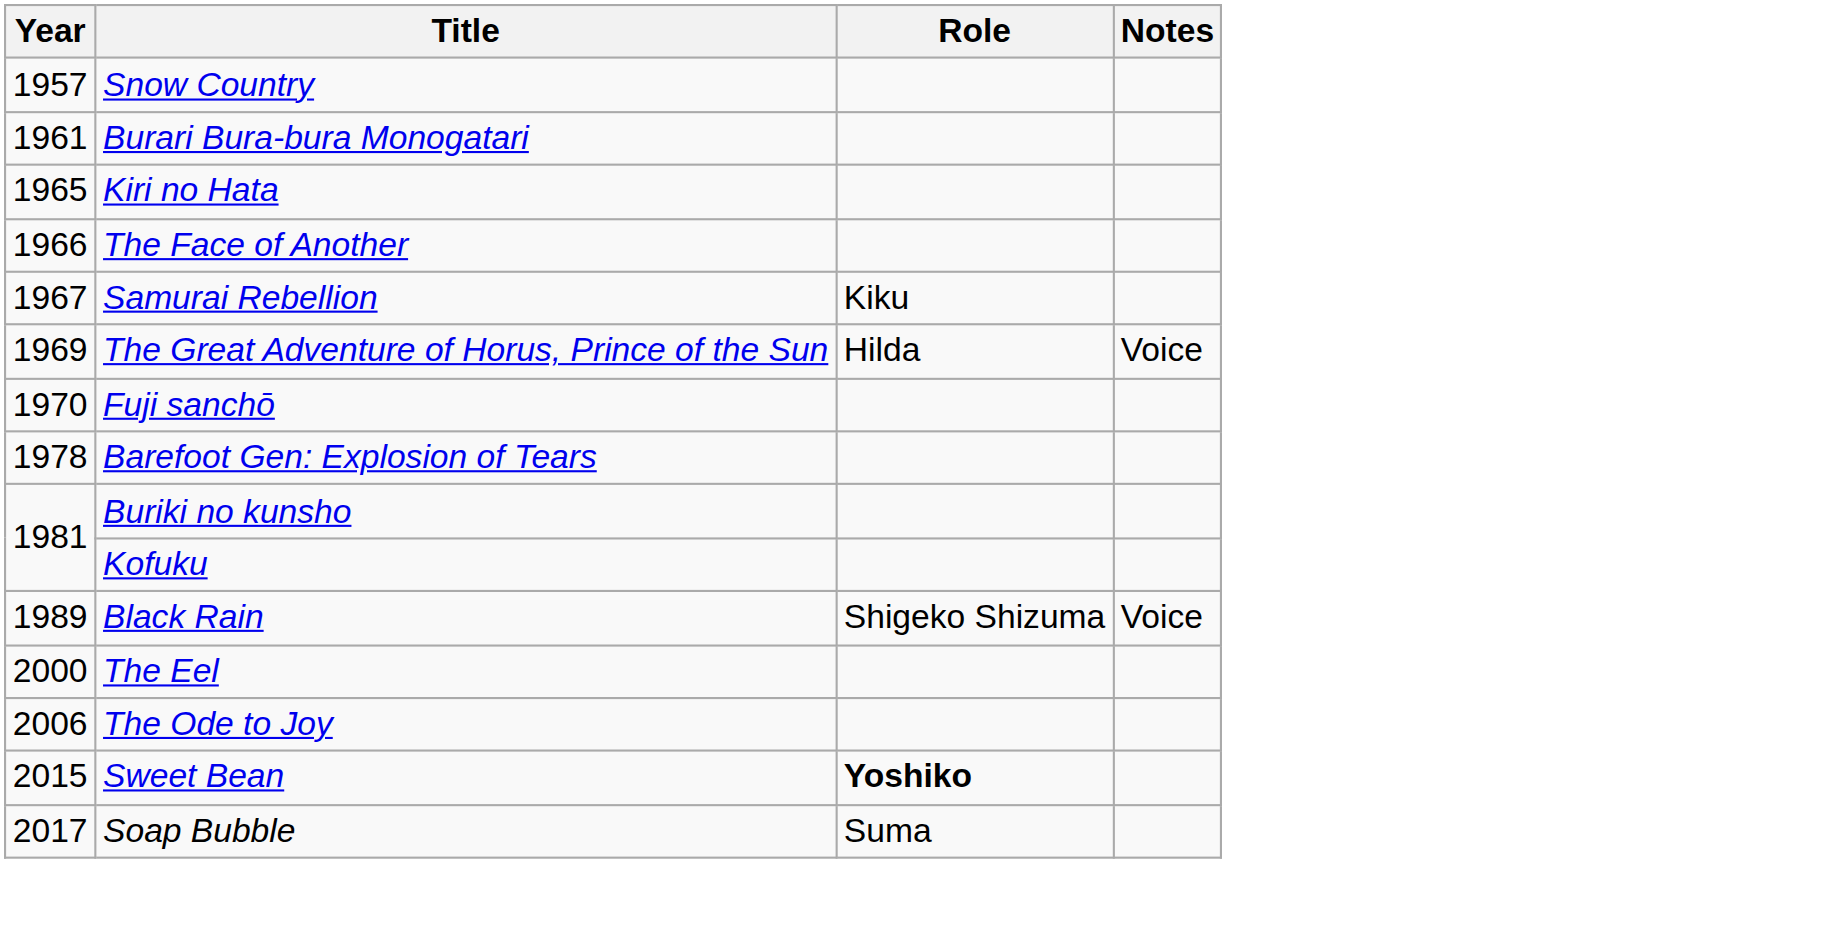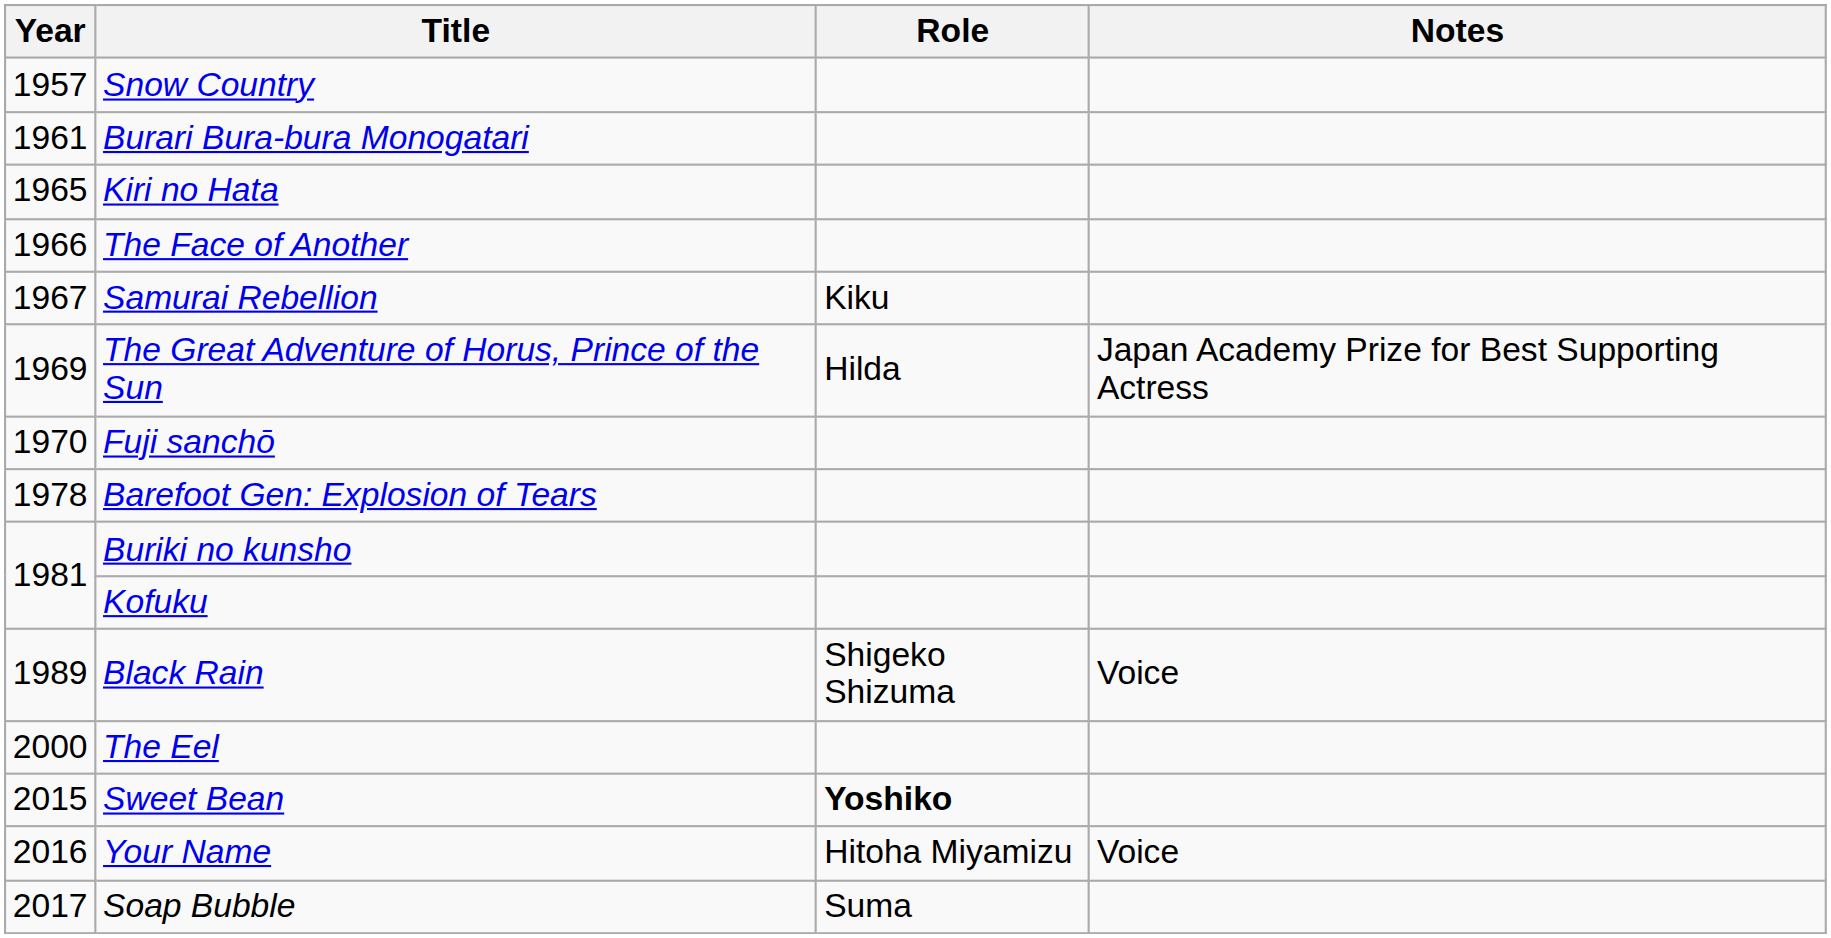(1162, 350) Voice -> (1408, 369) Japan Academy Prize for Best Supporting Actress
- row: (218, 723)
+ row: (187, 852)
